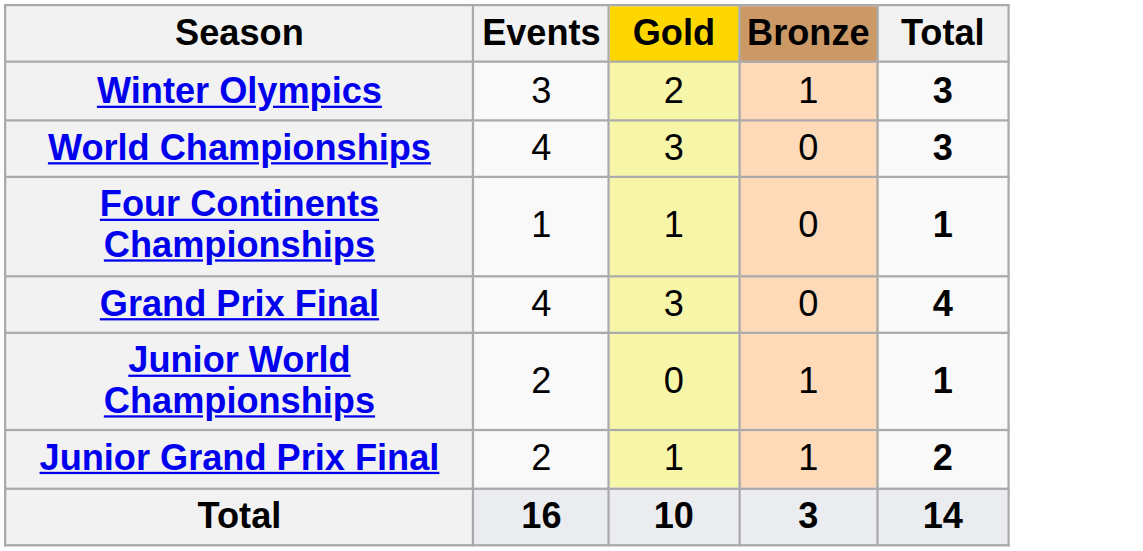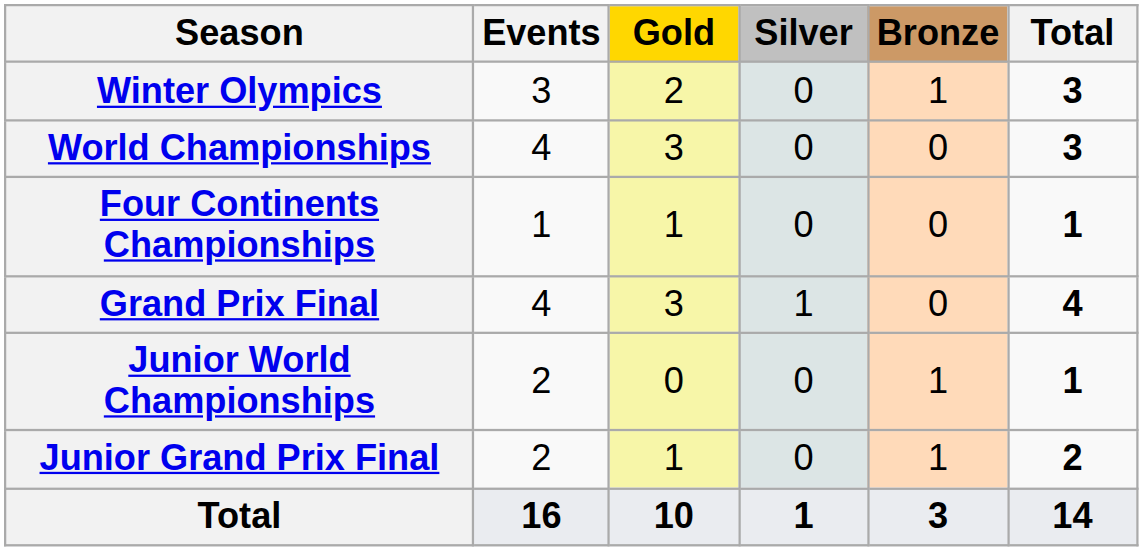+ column: (804, 33)
